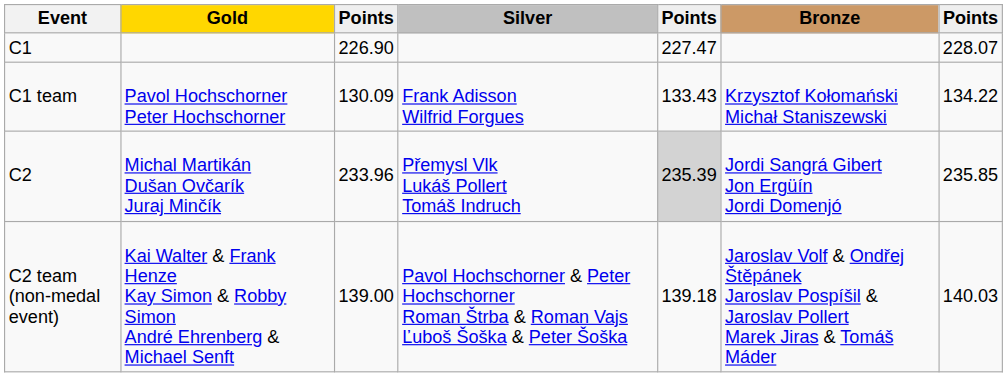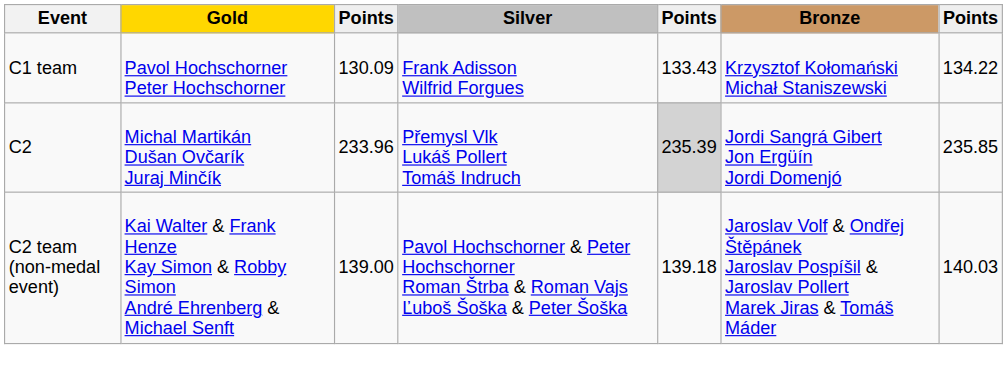- row: (20, 47)
